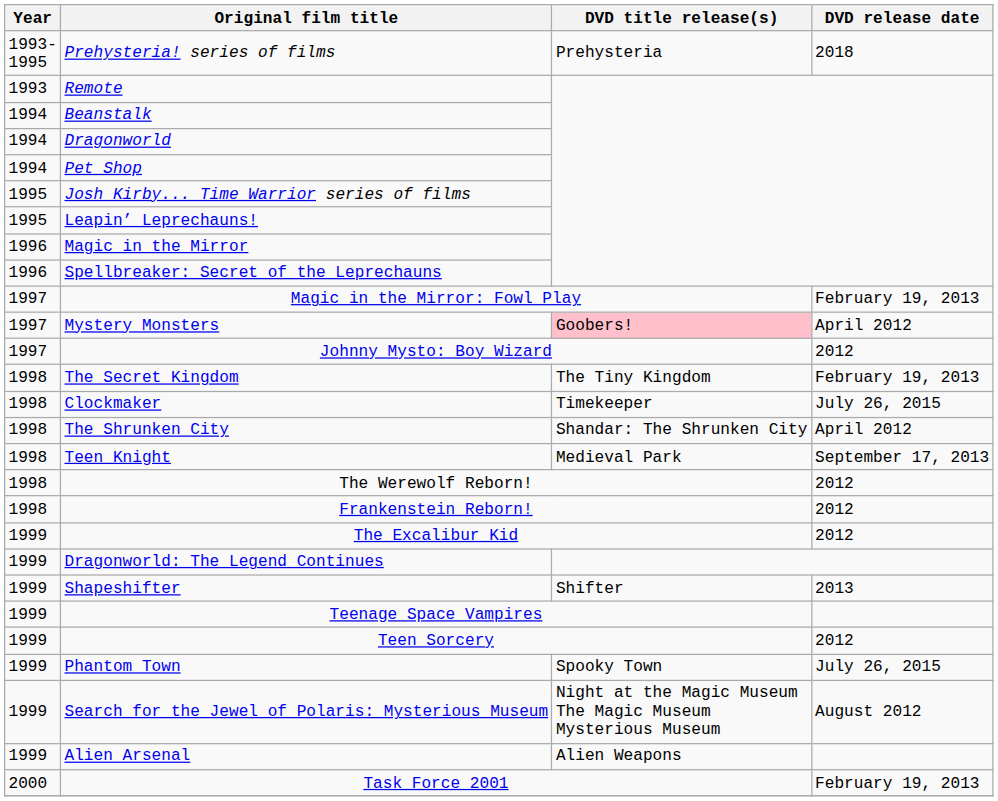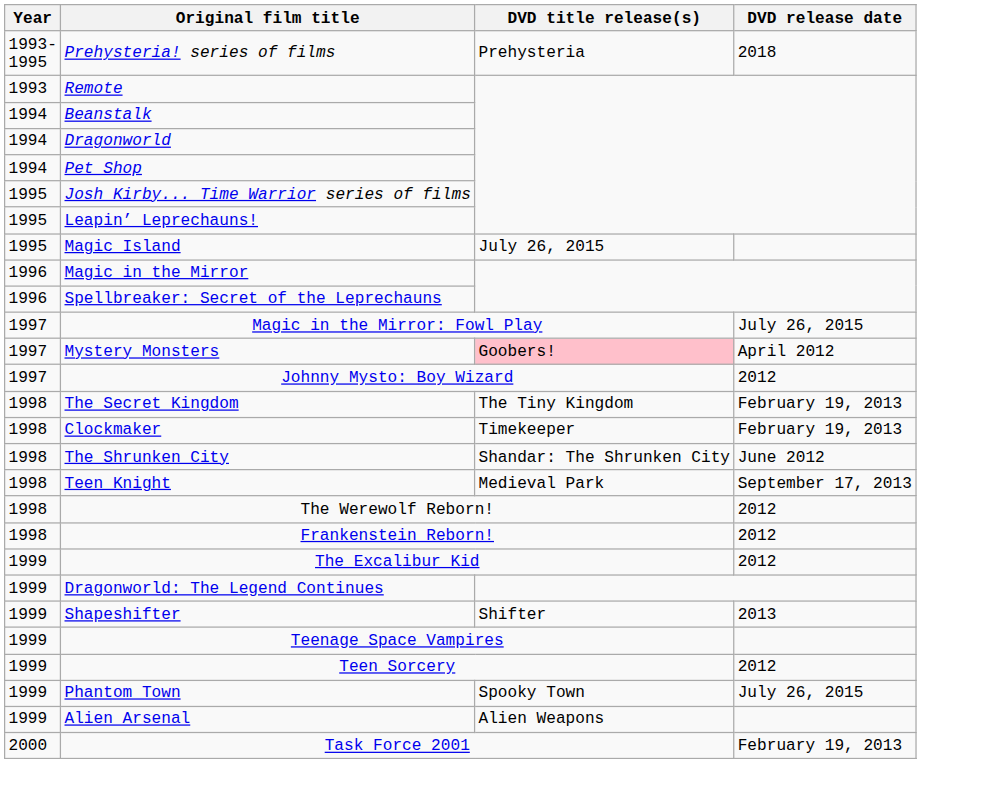+ row: (123, 247)
(897, 299) February 19, 2013 -> (801, 325) July 26, 2015
(878, 404) July 26, 2015 -> (820, 430) February 19, 2013
(863, 430) April 2012 -> (781, 457) June 2012
- row: (306, 712)
